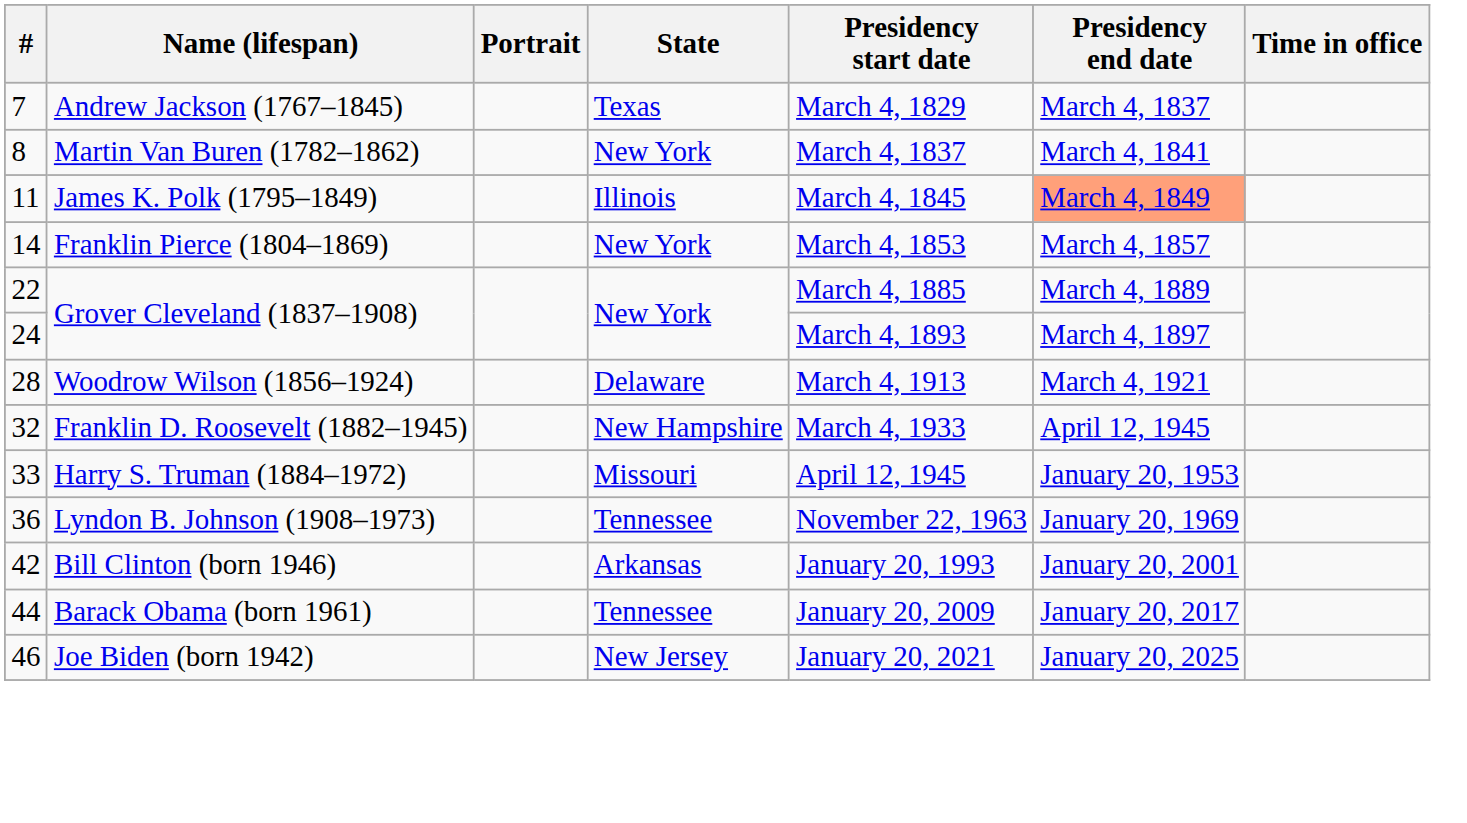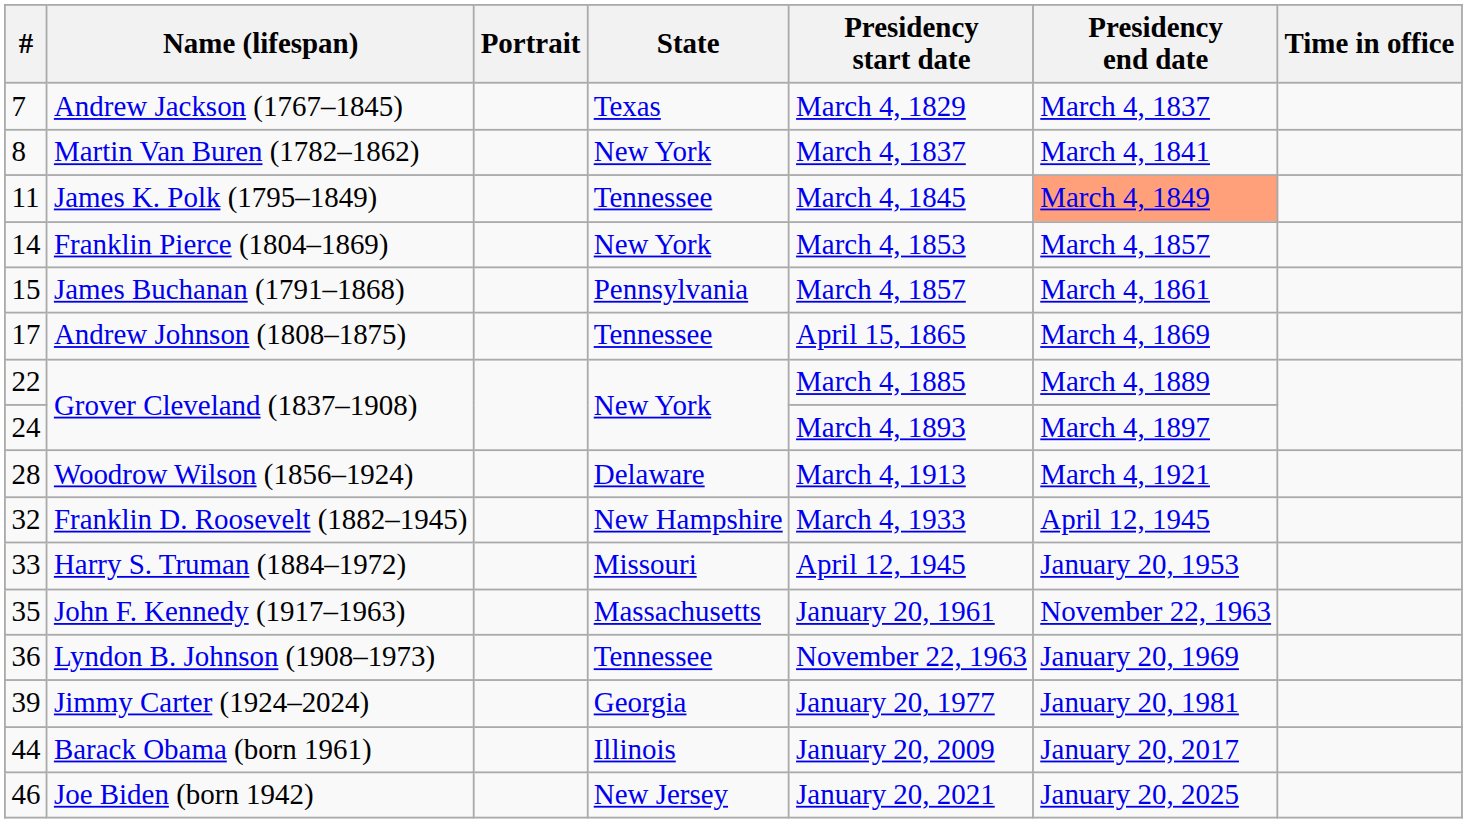(635, 197) Illinois -> (653, 197) Tennessee
+ row: (26, 289)
+ row: (26, 335)
+ row: (26, 611)
+ row: (26, 703)
- row: (26, 565)
(653, 611) Tennessee -> (635, 748) Illinois
